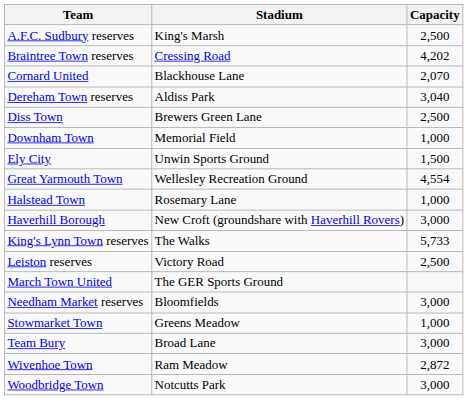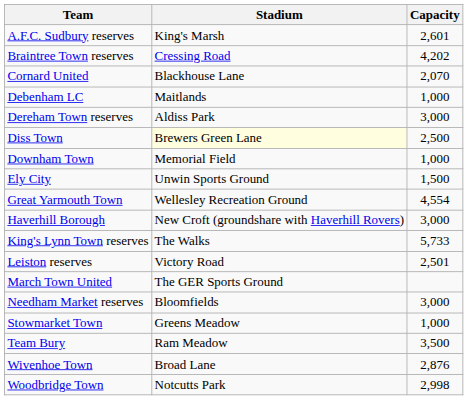(435, 35) 2,500 -> (435, 35) 2,601
+ row: (45, 96)
(435, 96) 3,040 -> (435, 117) 3,000
(208, 117) no background -> (208, 138) lightyellow background
- row: (46, 199)
(435, 261) 2,500 -> (435, 261) 2,501
(185, 343) Broad Lane -> (191, 343) Ram Meadow
(435, 343) 3,000 -> (435, 343) 3,500
(191, 364) Ram Meadow -> (185, 364) Broad Lane
(435, 364) 2,872 -> (435, 364) 2,876
(435, 384) 3,000 -> (435, 384) 2,998
